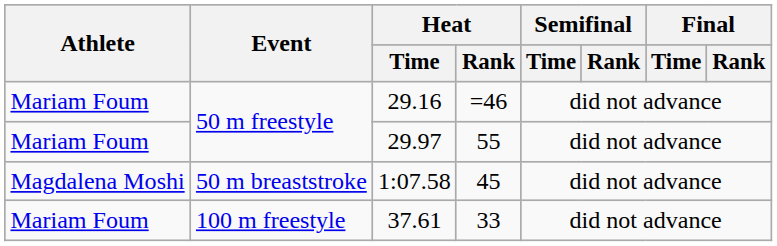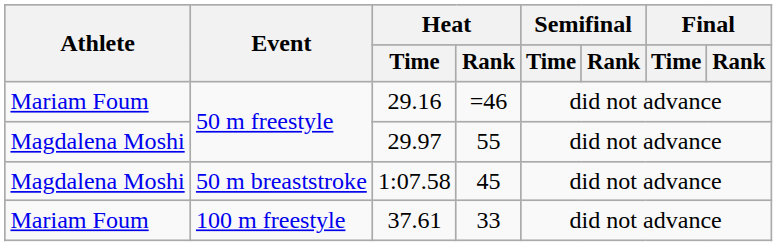(80, 141) Mariam Foum -> (98, 141) Magdalena Moshi
